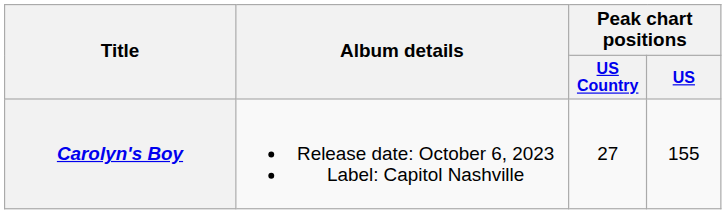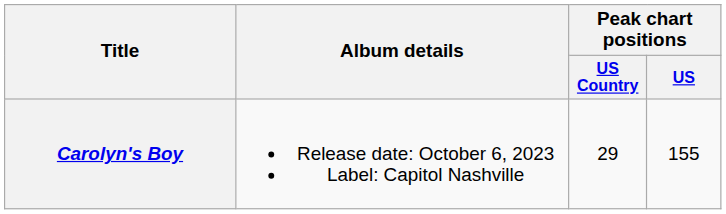(608, 153) 27 -> (608, 153) 29
